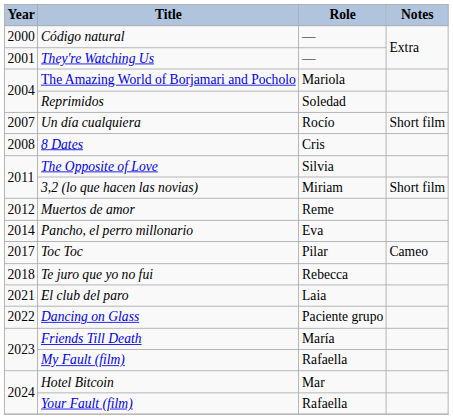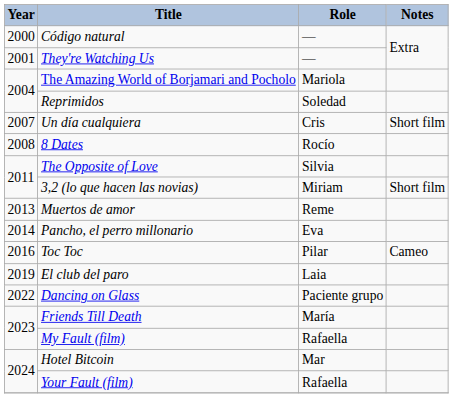(318, 123) Rocío -> (313, 123) Cris
(313, 144) Cris -> (318, 144) Rocío
(21, 209) 2012 -> (21, 209) 2013
(21, 252) 2017 -> (21, 252) 2016
- row: (97, 274)
(21, 295) 2021 -> (21, 274) 2019
